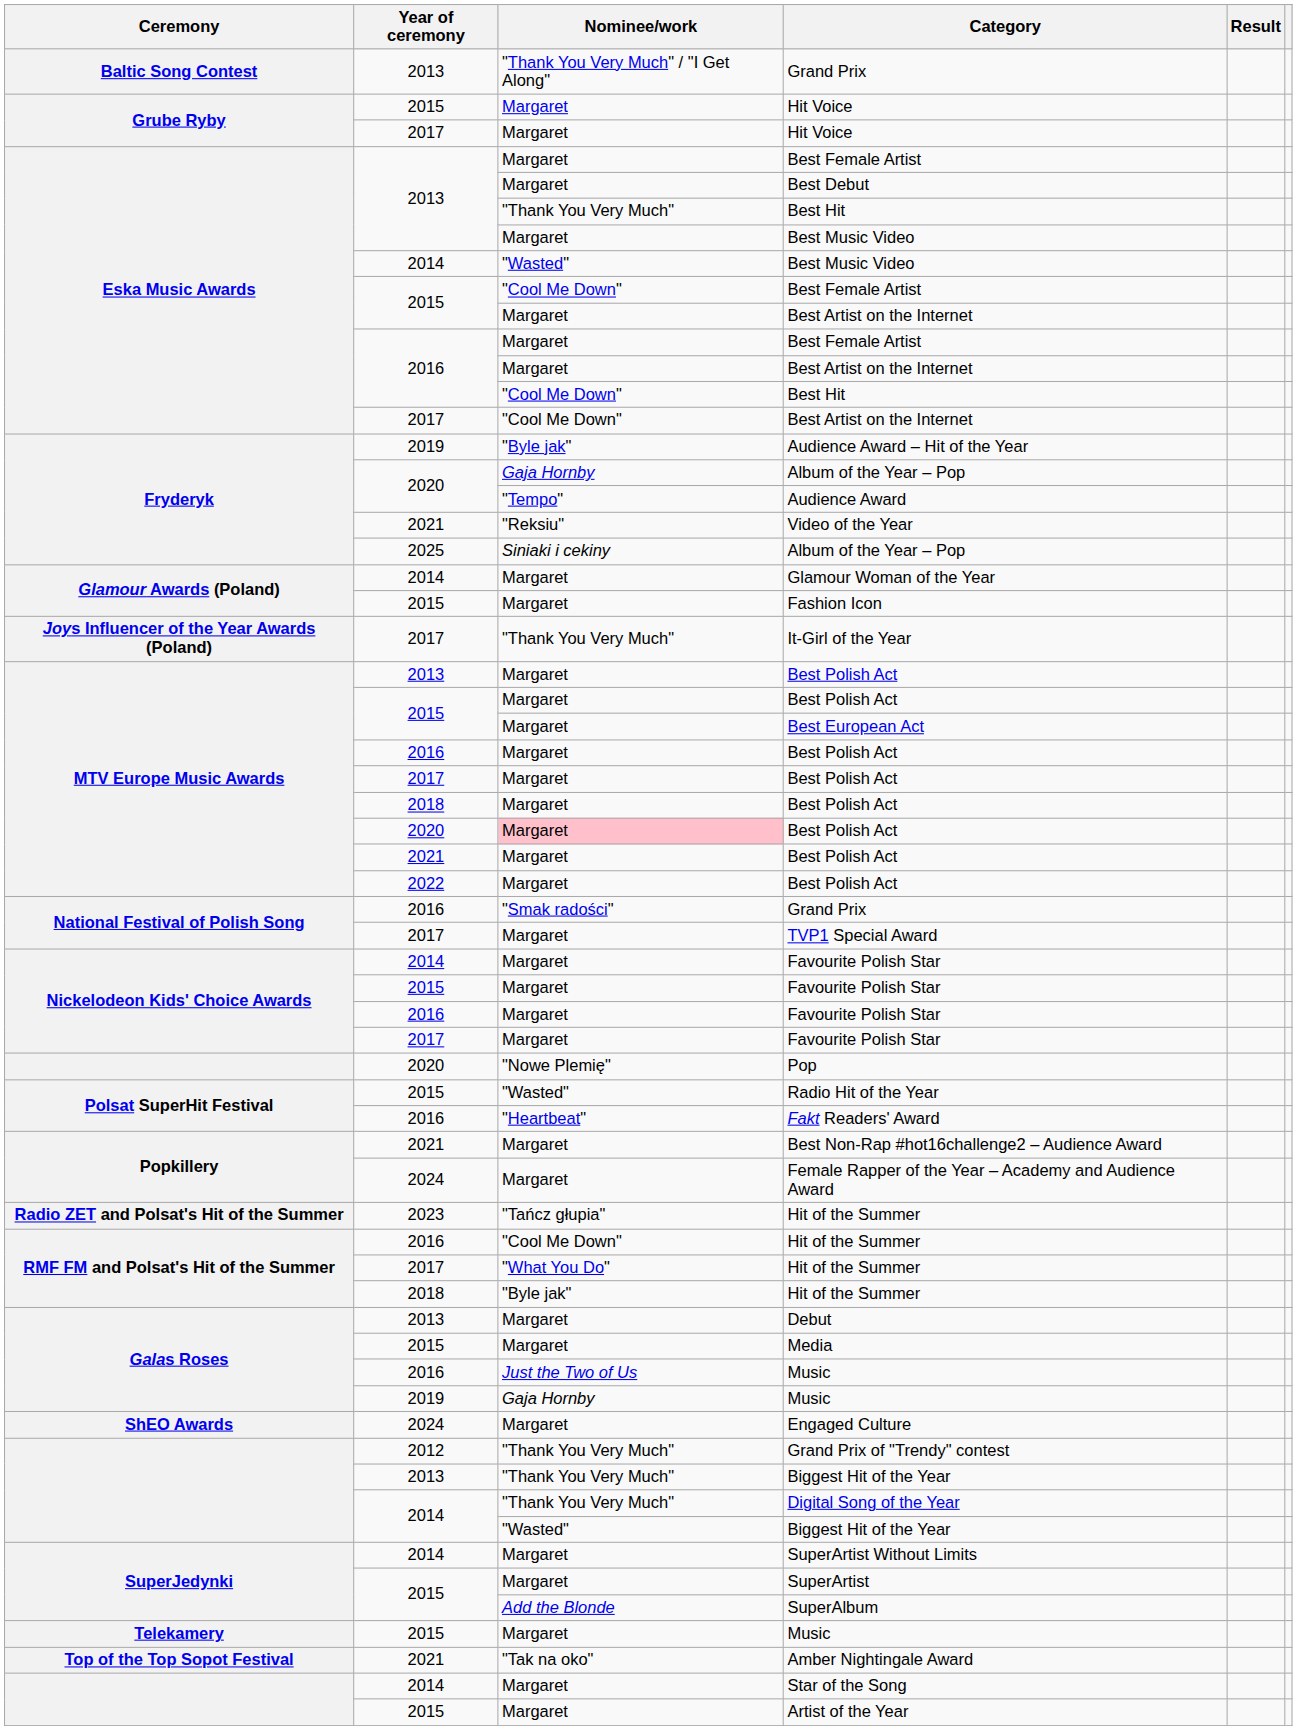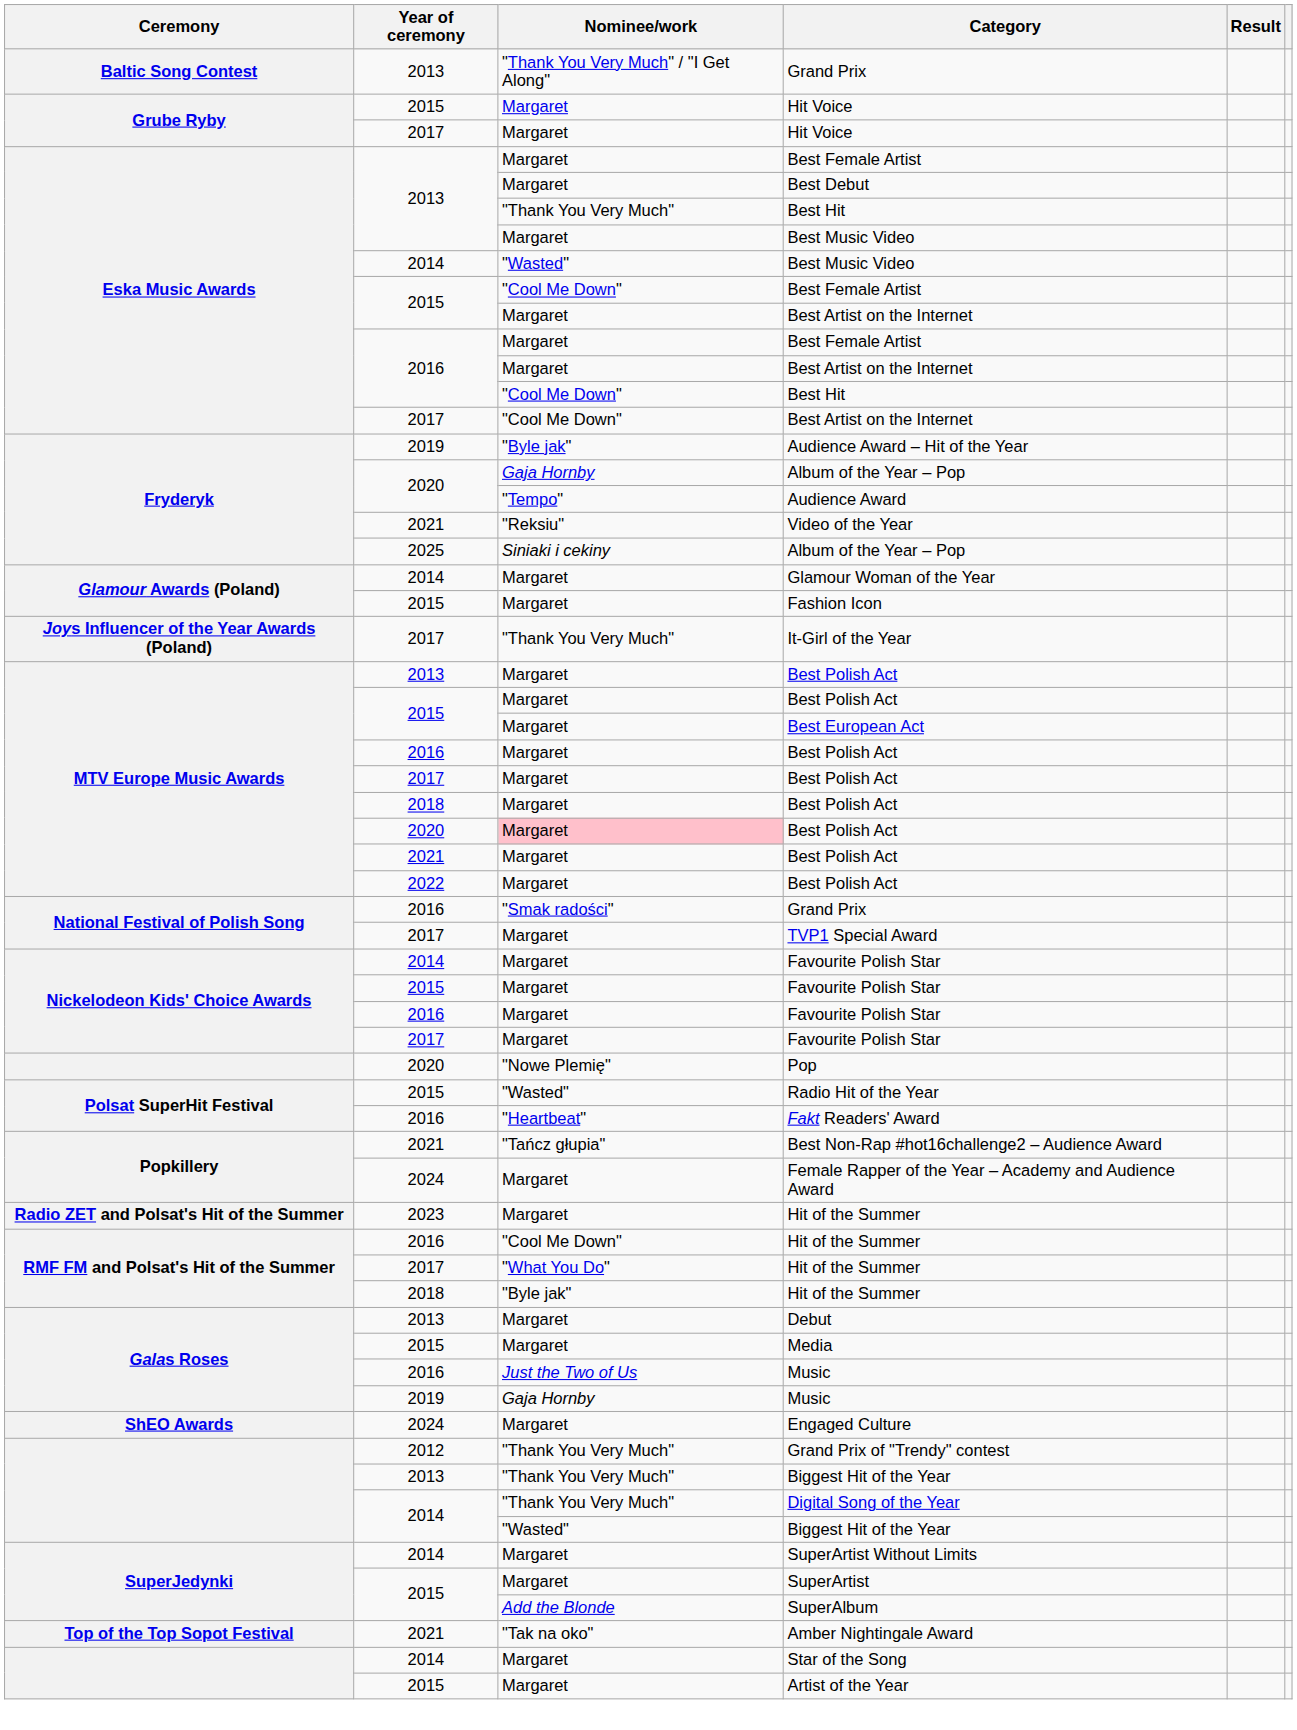(535, 1144) Margaret -> (554, 1144) "Tańcz głupia"
(554, 1215) "Tańcz głupia" -> (535, 1215) Margaret
- row: (426, 1633)
